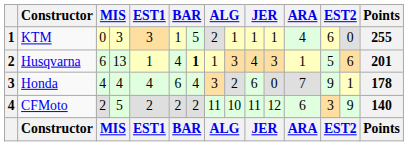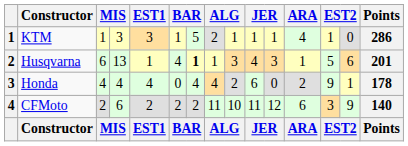(103, 38) 0 -> (103, 38) 1
(330, 38) 6 -> (330, 38) 1
(382, 38) 255 -> (382, 38) 286
(178, 83) 6 -> (178, 83) 0
(214, 83) 3 -> (214, 83) 4
(303, 83) 7 -> (303, 83) 2
(120, 106) 5 -> (120, 106) 6
